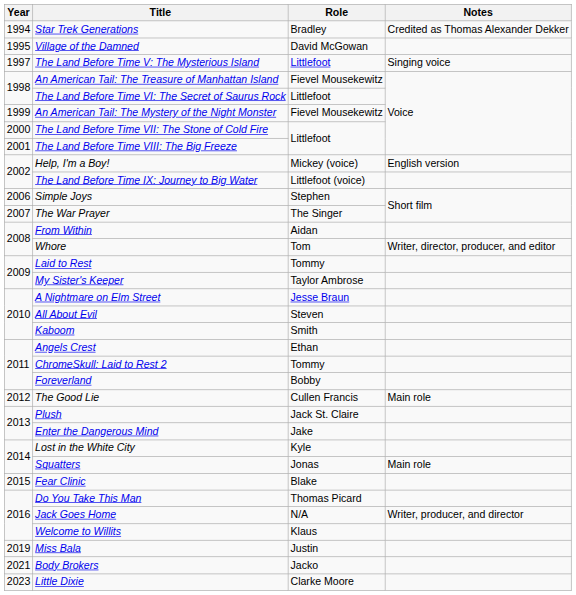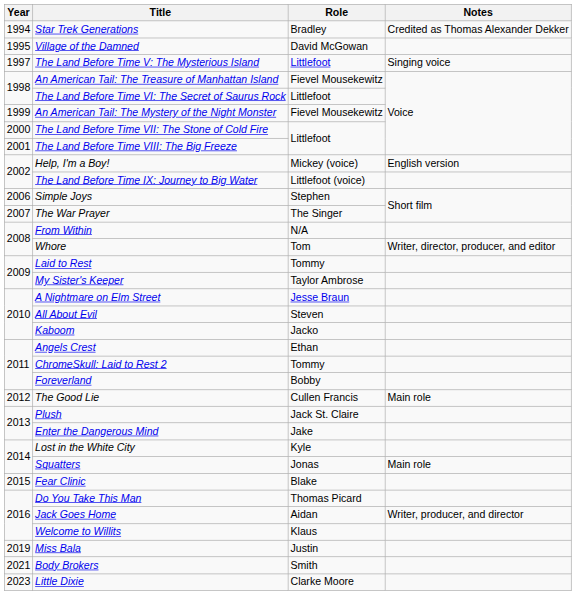(304, 230) Aidan -> (299, 230) N/A
(304, 331) Smith -> (304, 331) Jacko
(299, 515) N/A -> (304, 515) Aidan
(304, 565) Jacko -> (304, 565) Smith
